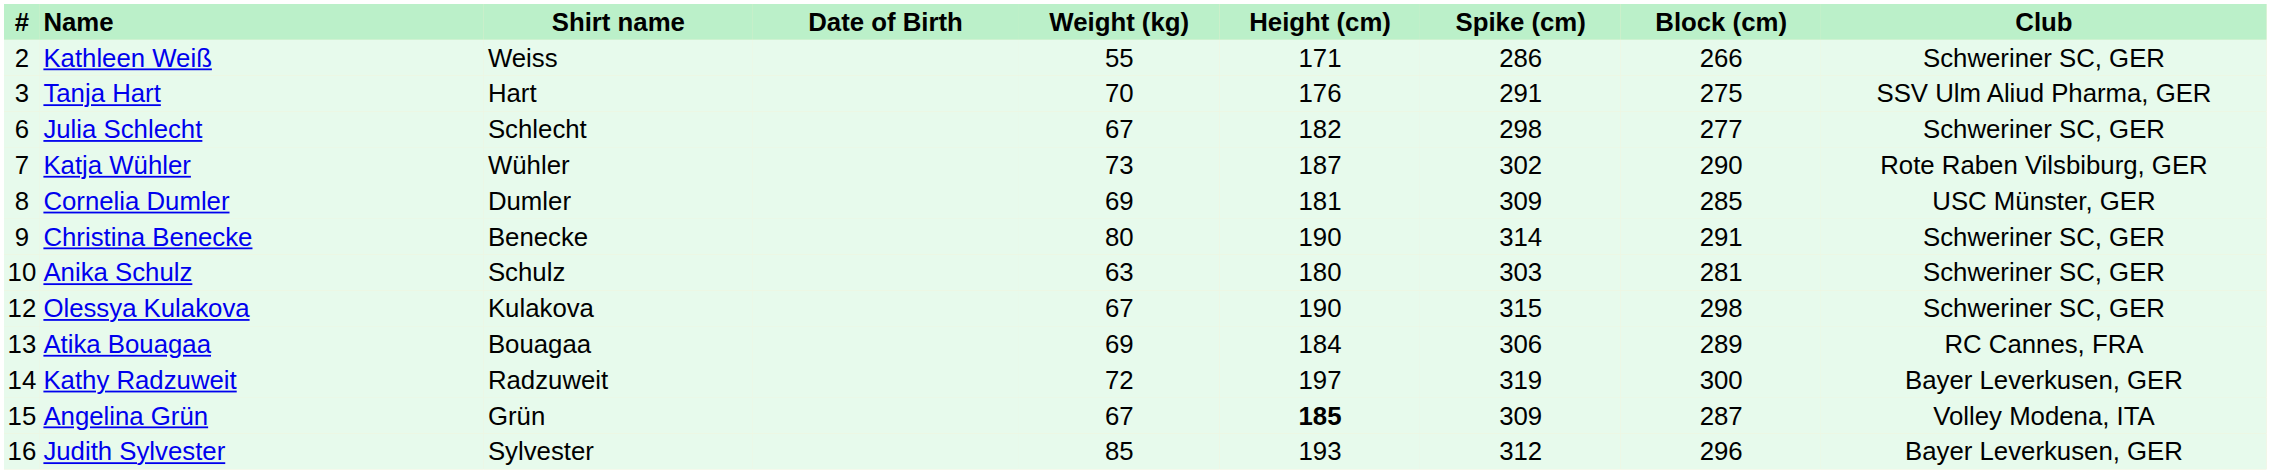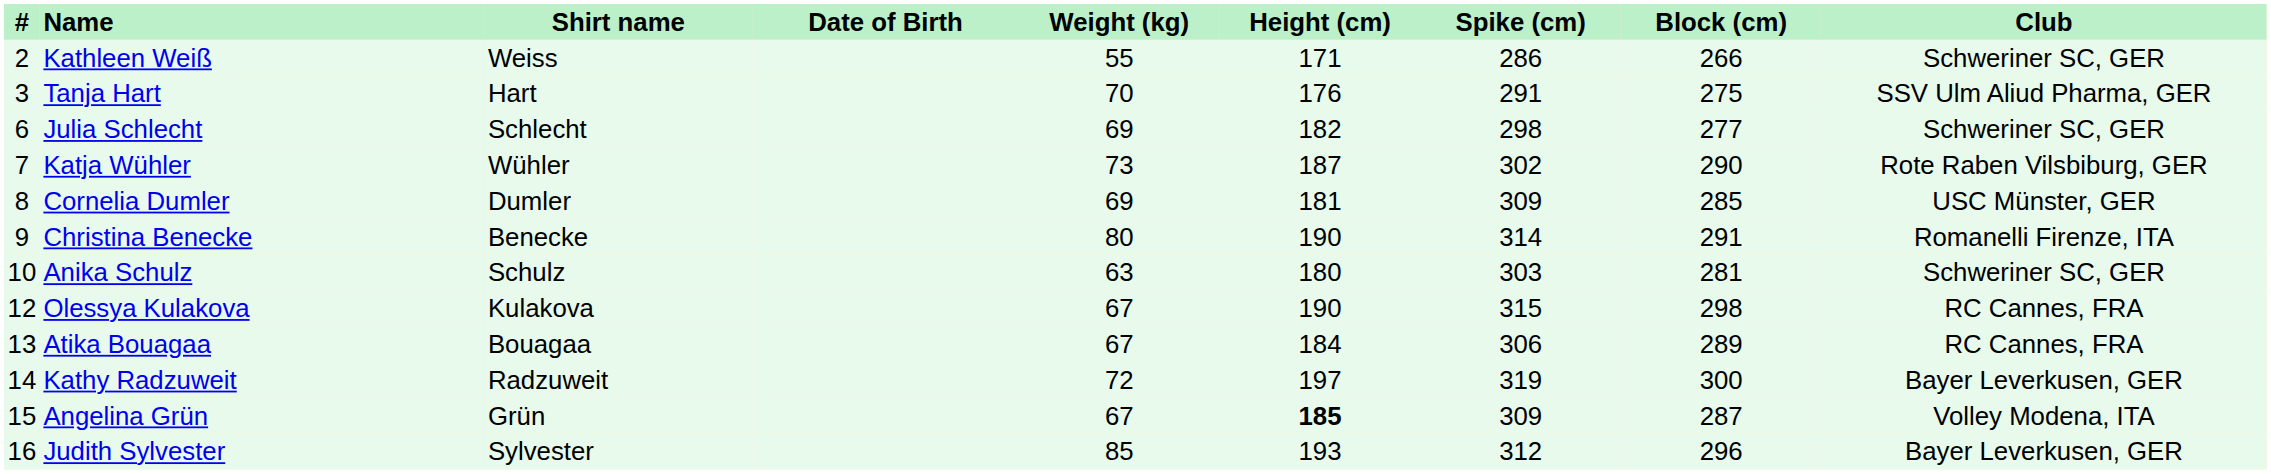(1119, 129) 67 -> (1119, 129) 69
(2044, 237) Schweriner SC, GER -> (2044, 237) Romanelli Firenze, ITA
(2044, 308) Schweriner SC, GER -> (2044, 308) RC Cannes, FRA
(1119, 344) 69 -> (1119, 344) 67
